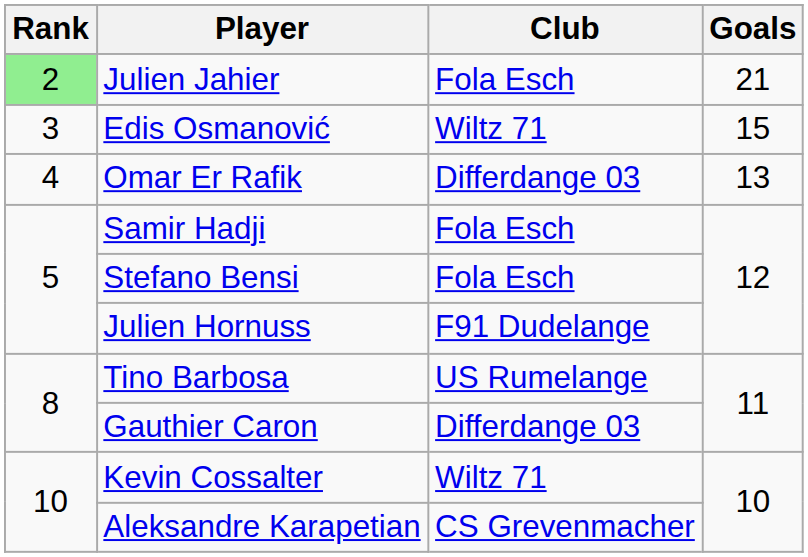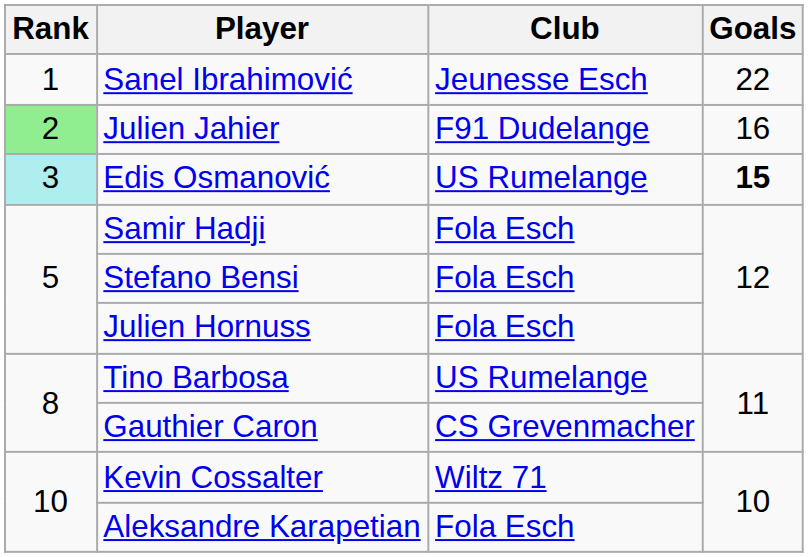+ row: (228, 79)
(505, 79) Fola Esch -> (542, 128) F91 Dudelange
(753, 79) 21 -> (753, 128) 16
(51, 128) no background -> (51, 178) paleturquoise background
(491, 128) Wiltz 71 -> (541, 178) US Rumelange
(753, 128) normal -> (753, 178) bold
- row: (203, 178)
(542, 327) F91 Dudelange -> (505, 327) Fola Esch
(538, 427) Differdange 03 -> (565, 427) CS Grevenmacher
(565, 526) CS Grevenmacher -> (505, 526) Fola Esch
